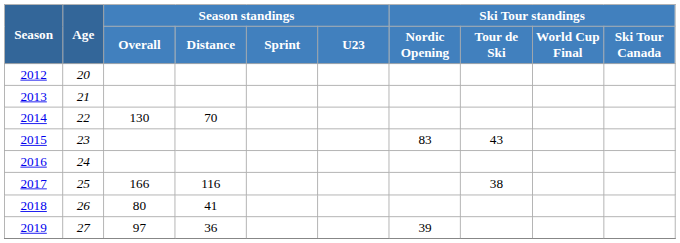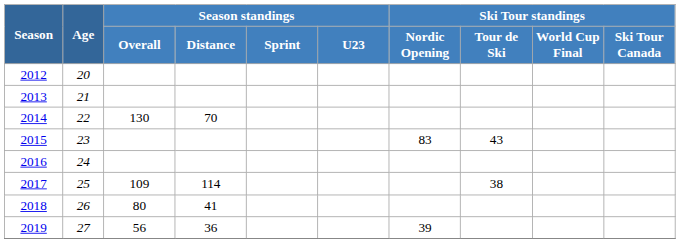(139, 183) 166 -> (139, 183) 109
(211, 183) 116 -> (211, 183) 114
(139, 227) 97 -> (139, 227) 56
